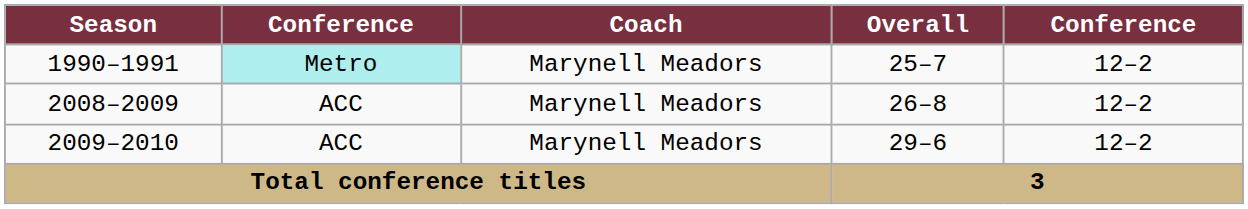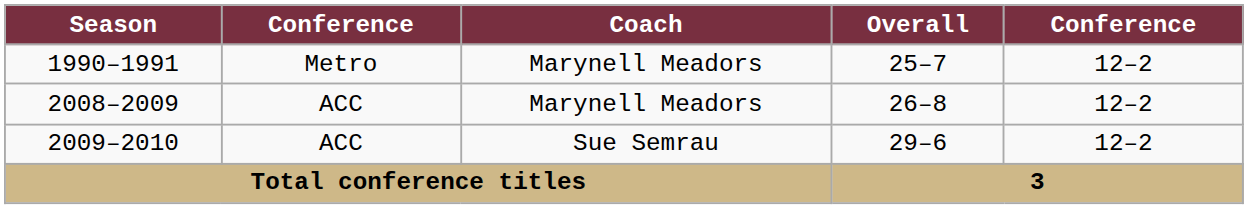(341, 64) paleturquoise background -> (341, 64) no background
(646, 144) Marynell Meadors -> (646, 144) Sue Semrau
